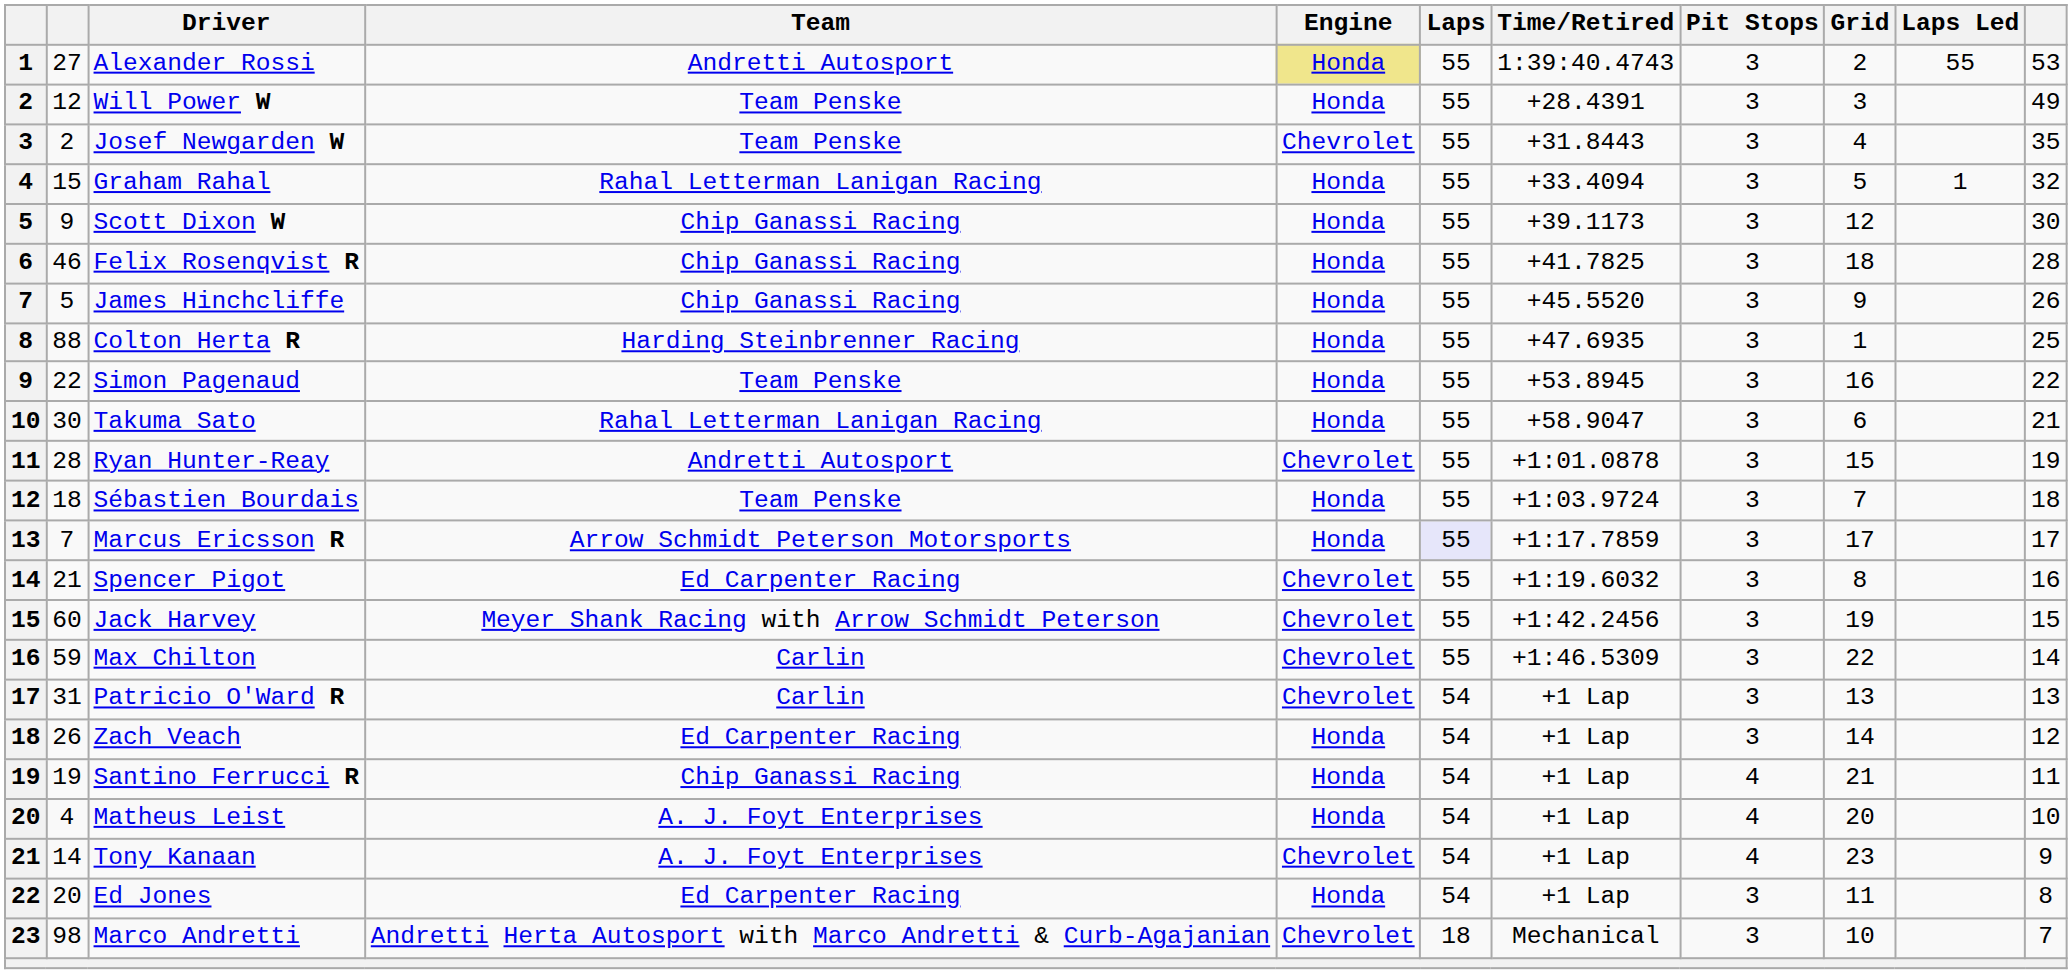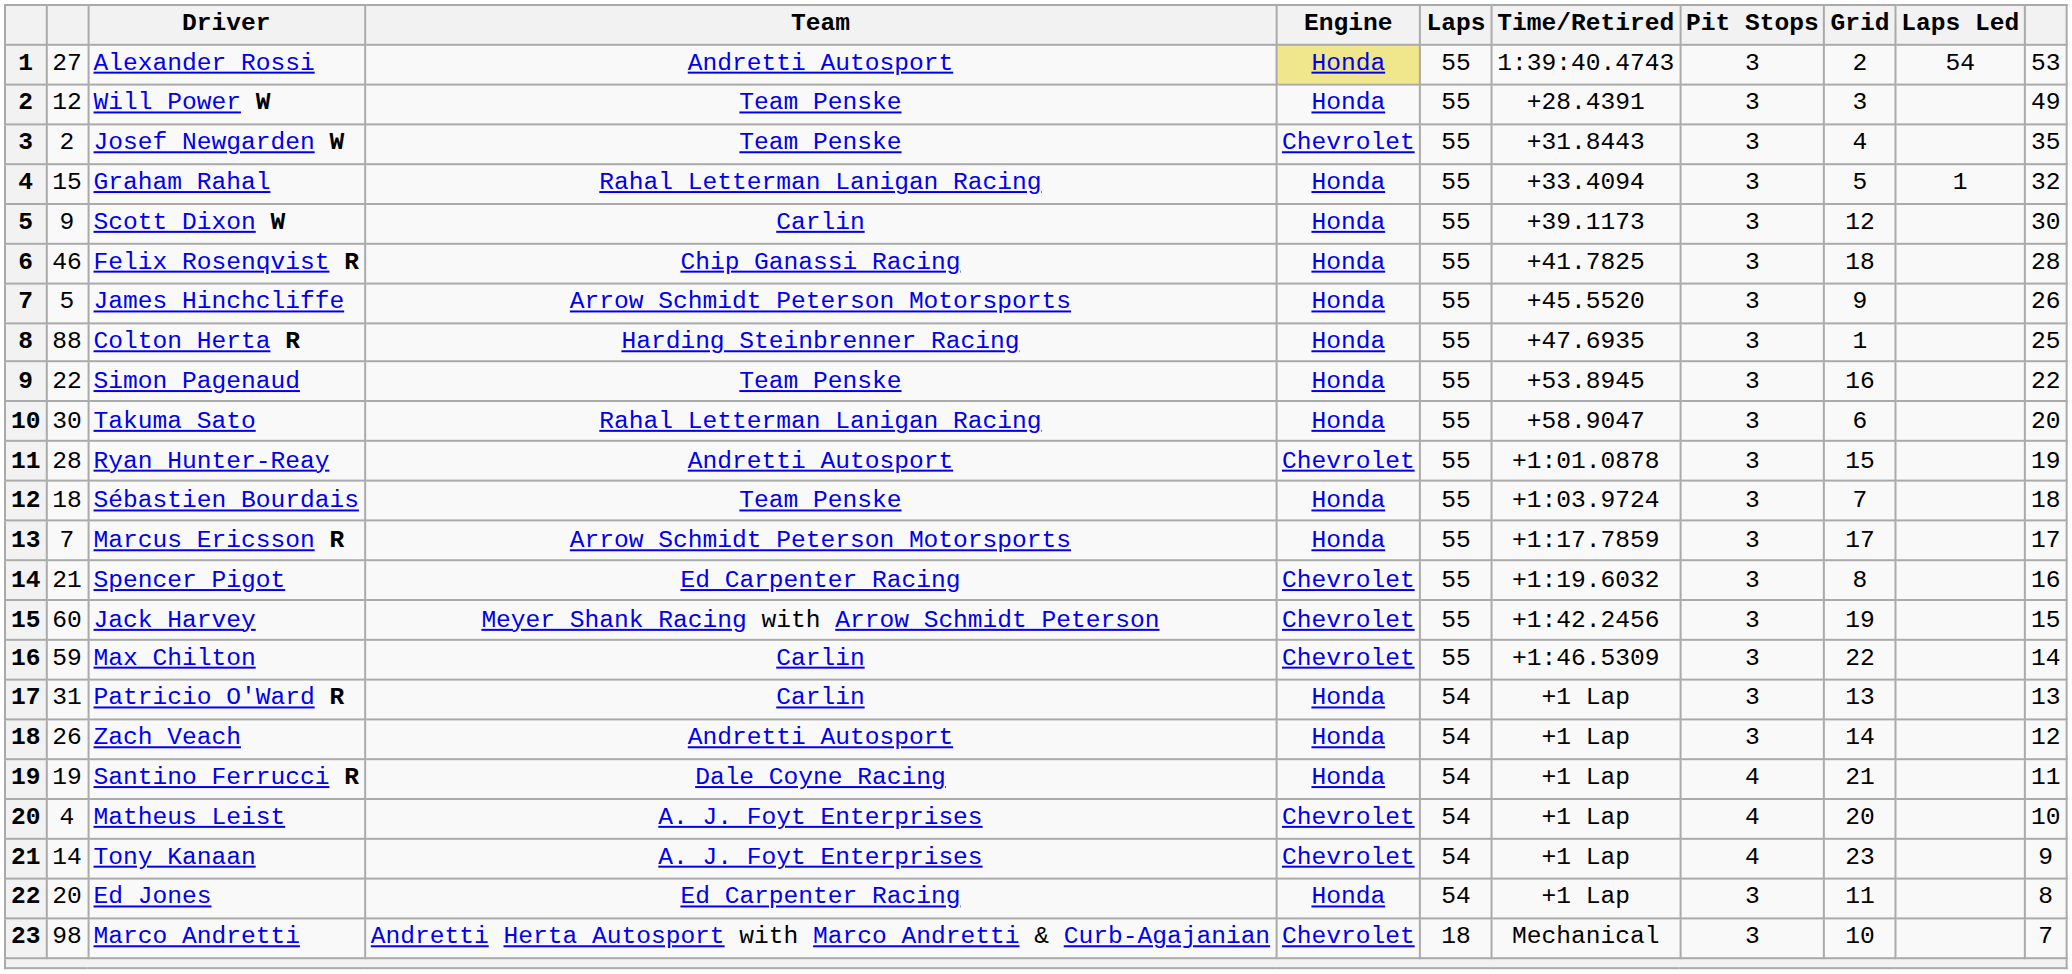(1960, 65) 55 -> (1960, 65) 54
(820, 224) Chip Ganassi Racing -> (820, 224) Carlin
(820, 303) Chip Ganassi Racing -> (820, 303) Arrow Schmidt Peterson Motorsports
(2046, 422) 21 -> (2046, 422) 20
(1456, 541) lavender background -> (1456, 541) no background
(1348, 700) Chevrolet -> (1348, 700) Honda
(820, 739) Ed Carpenter Racing -> (820, 739) Andretti Autosport
(820, 779) Chip Ganassi Racing -> (820, 779) Dale Coyne Racing
(1348, 819) Honda -> (1348, 819) Chevrolet
